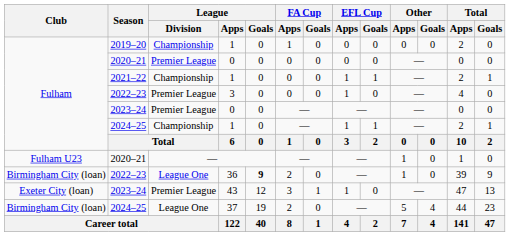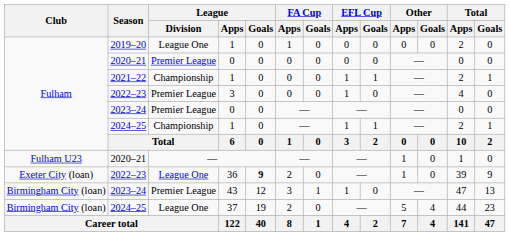(183, 45) Championship -> (183, 45) League One
(56, 175) Birmingham City (loan) -> (56, 175) Exeter City (loan)
(56, 191) Exeter City (loan) -> (56, 191) Birmingham City (loan)
